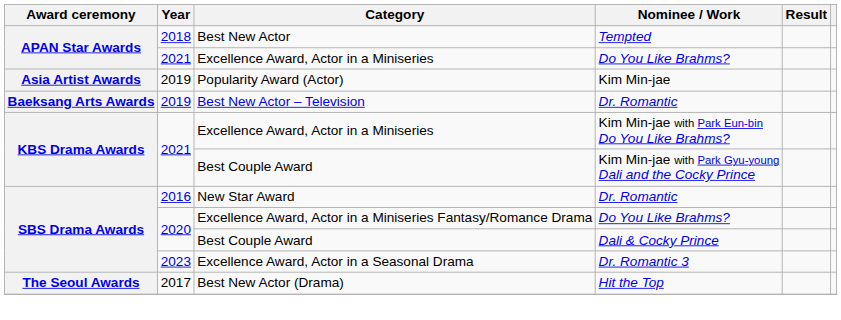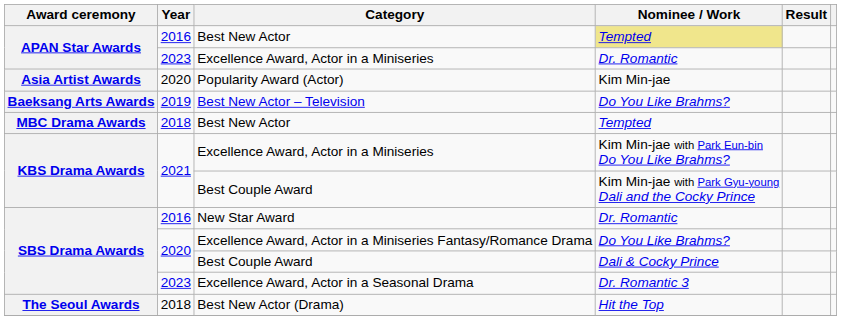(176, 36) 2018 -> (176, 36) 2016
(625, 36) no background -> (625, 36) khaki background
(176, 58) 2021 -> (176, 58) 2023
(664, 58) Do You Like Brahms? -> (638, 58) Dr. Romantic
(176, 79) 2019 -> (176, 79) 2020
(638, 101) Dr. Romantic -> (664, 101) Do You Like Brahms?
+ row: (81, 123)
(176, 283) 2017 -> (176, 304) 2018
